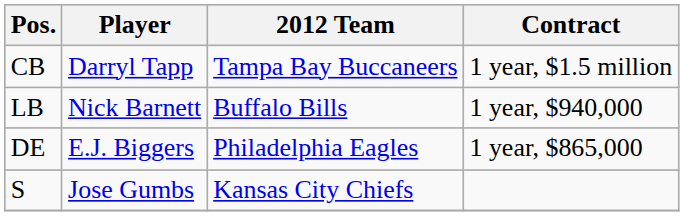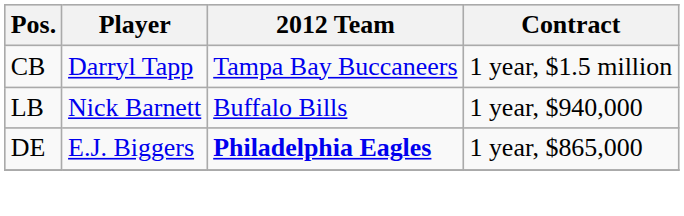(316, 148) normal -> (322, 148) bold
- row: (18, 189)
